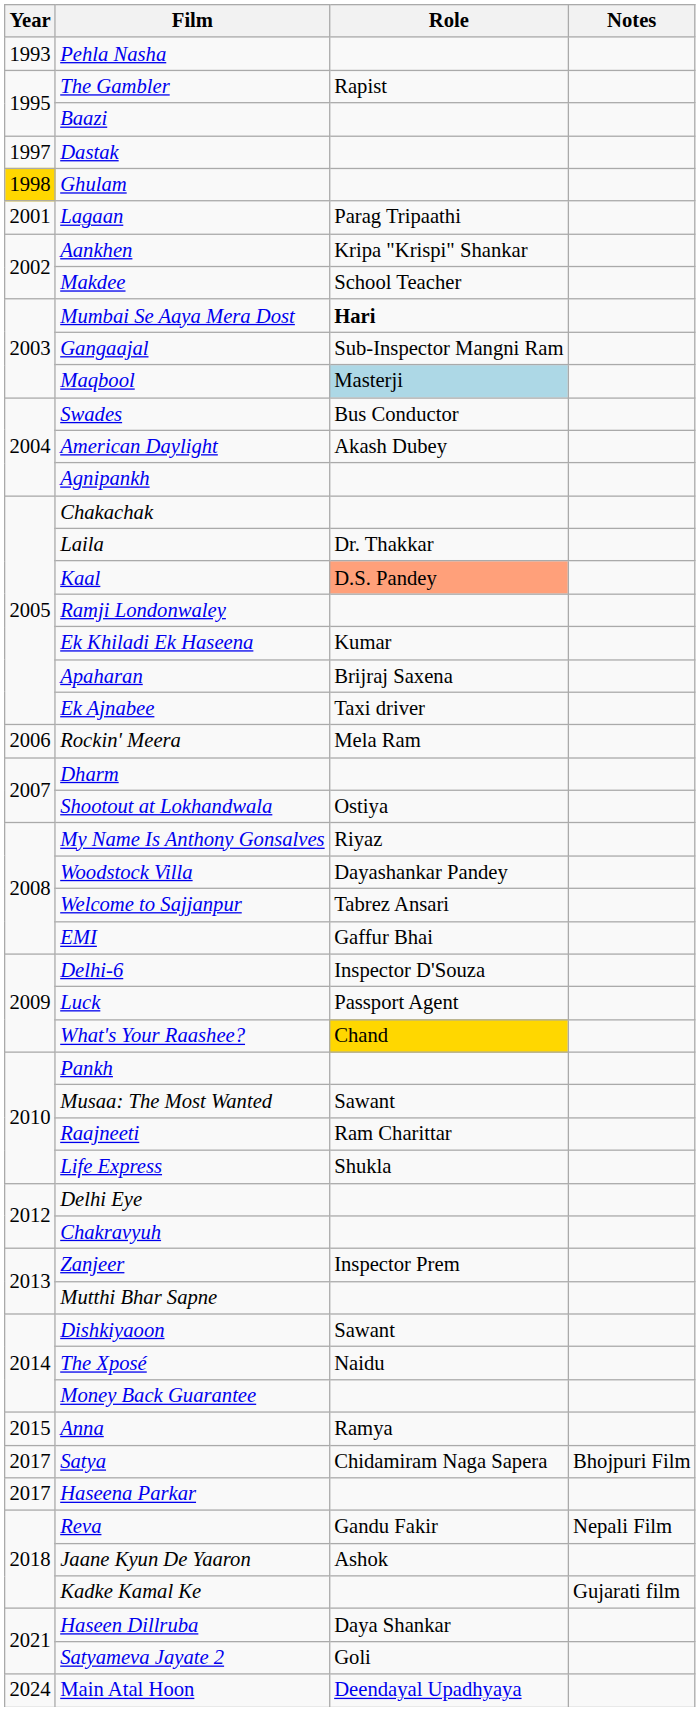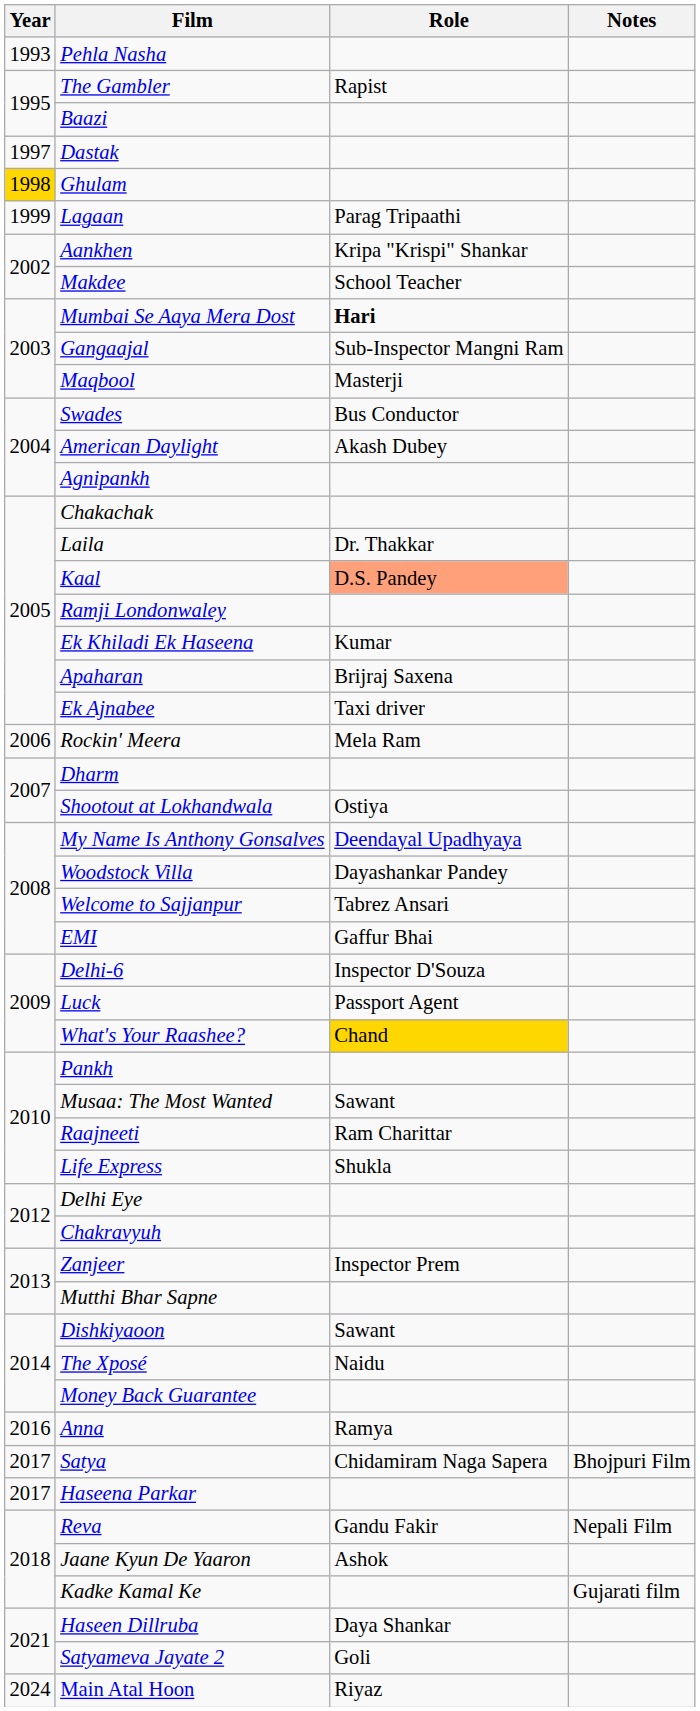(30, 217) 2001 -> (30, 217) 1999
(369, 380) lightblue background -> (369, 380) no background
(358, 839) Riyaz -> (428, 839) Deendayal Upadhyaya
(30, 1428) 2015 -> (30, 1428) 2016
(428, 1690) Deendayal Upadhyaya -> (358, 1690) Riyaz
